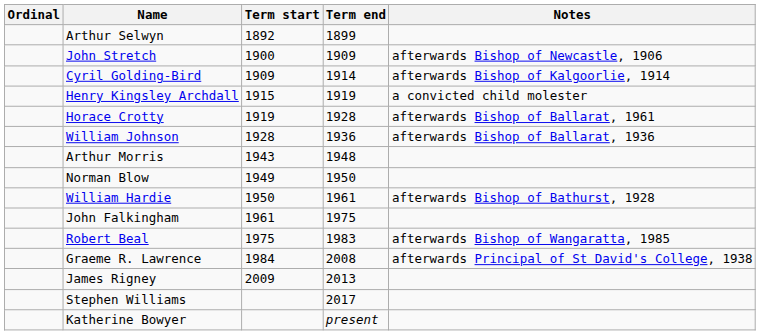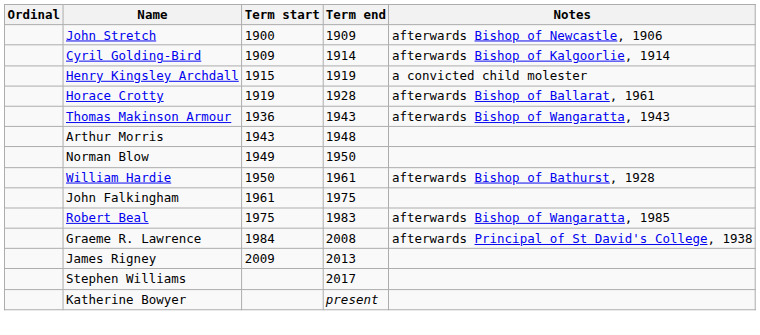- row: (115, 35)
- row: (122, 137)
+ row: (149, 116)
